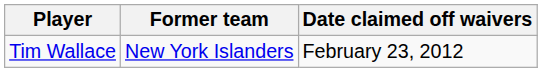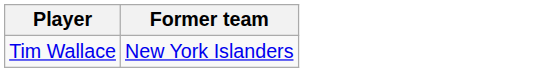- column: (417, 20)
